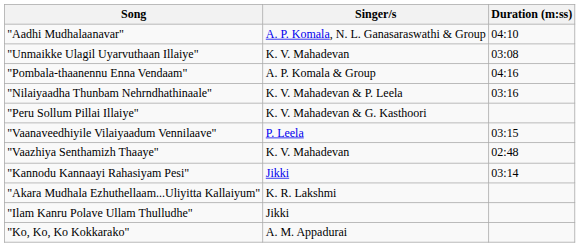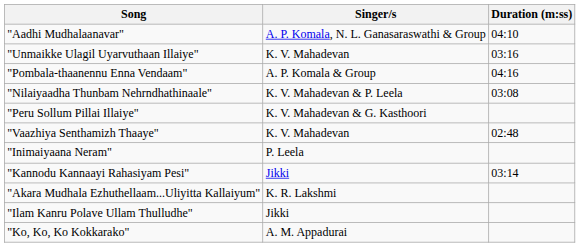(505, 54) 03:08 -> (505, 54) 03:16
(505, 93) 03:16 -> (505, 93) 03:08
- row: (112, 133)
+ row: (60, 153)
